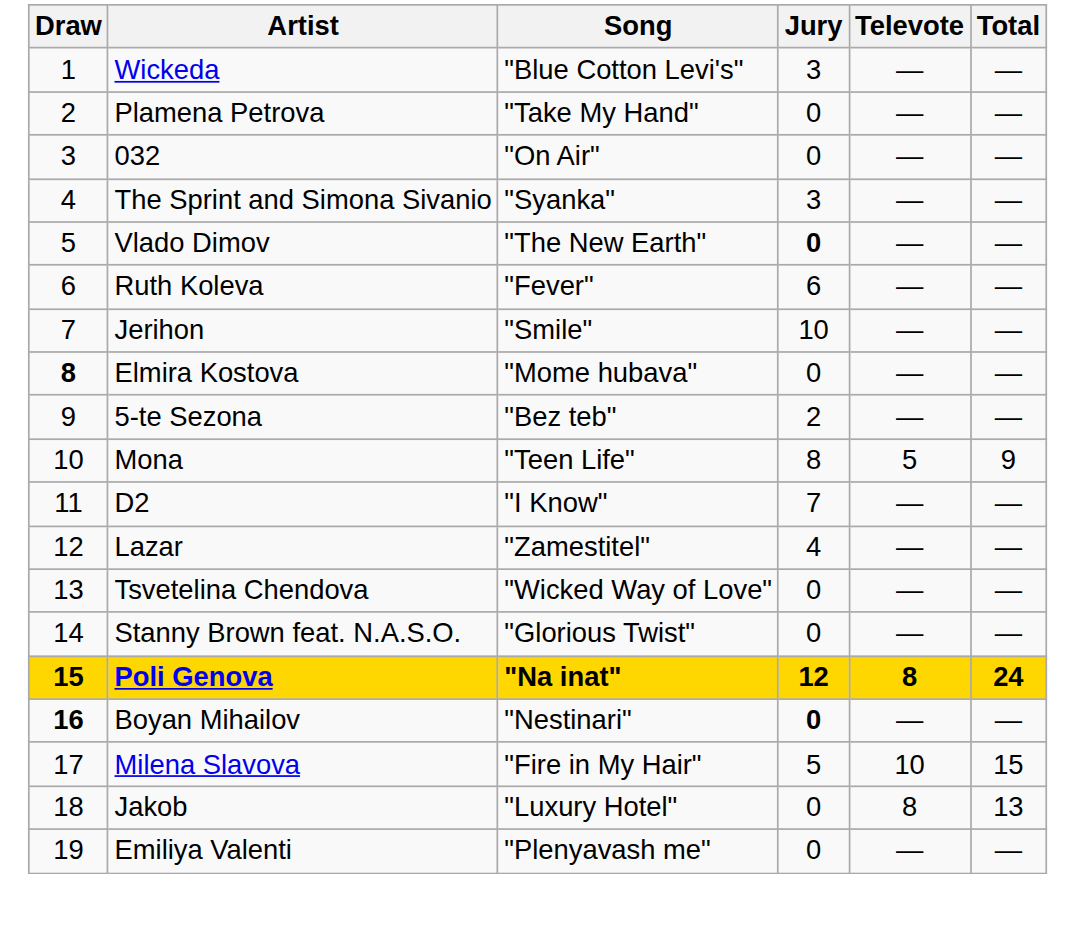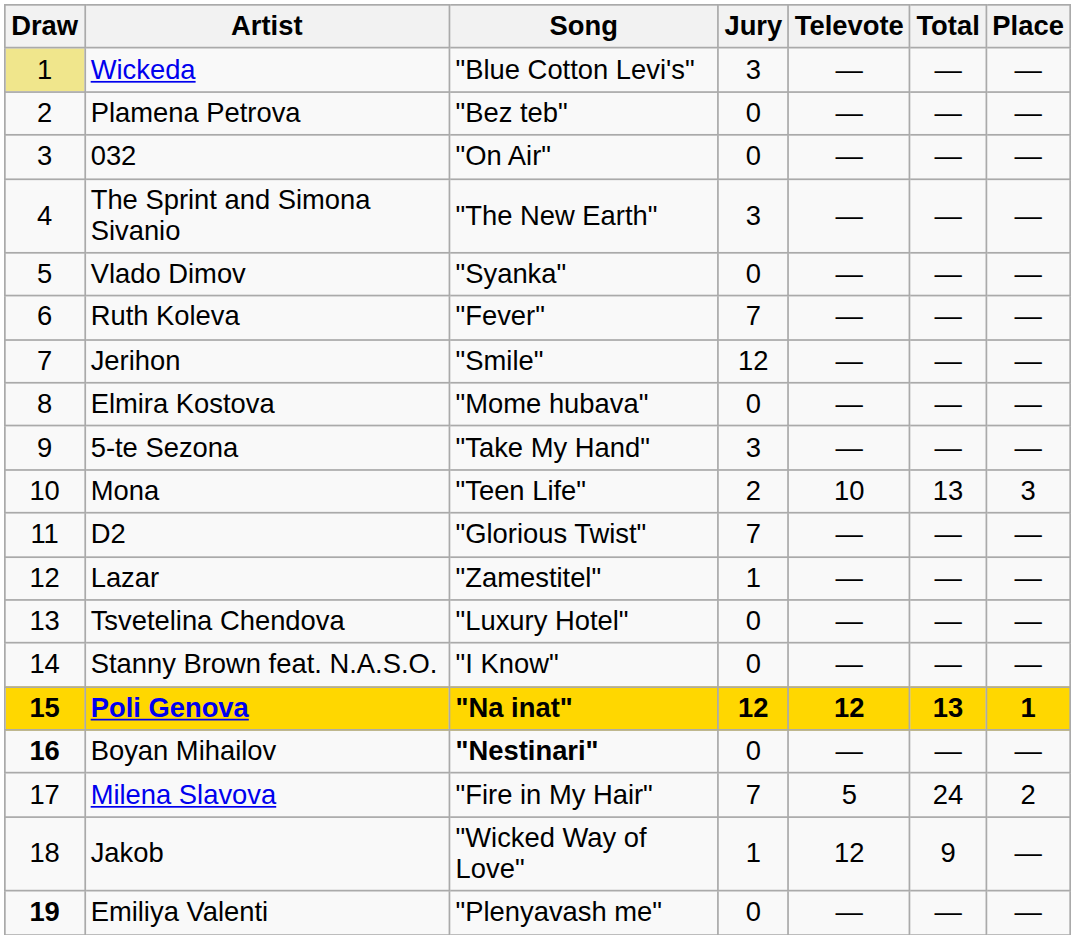+ column: (1028, 26)
(68, 69) no background -> (45, 69) khaki background
(601, 112) "Take My Hand" -> (512, 112) "Bez teb"
(560, 199) "Syanka" -> (557, 215) "The New Earth"
(605, 243) "The New Earth" -> (511, 273) "Syanka"
(814, 243) bold -> (753, 273) normal
(814, 286) 6 -> (753, 317) 7
(814, 329) 10 -> (753, 360) 12
(68, 373) bold -> (45, 404) normal
(560, 416) "Bez teb" -> (553, 447) "Take My Hand"
(814, 416) 2 -> (753, 447) 3
(814, 460) 8 -> (753, 490) 2
(910, 460) 5 -> (849, 490) 10
(1008, 460) 9 -> (948, 490) 13
(556, 503) "I Know" -> (551, 534) "Glorious Twist"
(814, 546) 4 -> (753, 577) 1
(638, 590) "Wicked Way of Love" -> (542, 621) "Luxury Hotel"
(600, 633) "Glorious Twist" -> (507, 664) "I Know"
(910, 677) 8 -> (849, 707) 12
(1008, 677) 24 -> (948, 707) 13
(568, 720) normal -> (527, 751) bold
(814, 720) bold -> (753, 751) normal
(814, 763) 5 -> (753, 794) 7
(910, 763) 10 -> (849, 794) 5
(1008, 763) 15 -> (948, 794) 24
(591, 807) "Luxury Hotel" -> (551, 853) "Wicked Way of Love"
(814, 807) 0 -> (753, 853) 1
(910, 807) 8 -> (849, 853) 12
(1008, 807) 13 -> (948, 853) 9
(68, 850) normal -> (45, 912) bold
